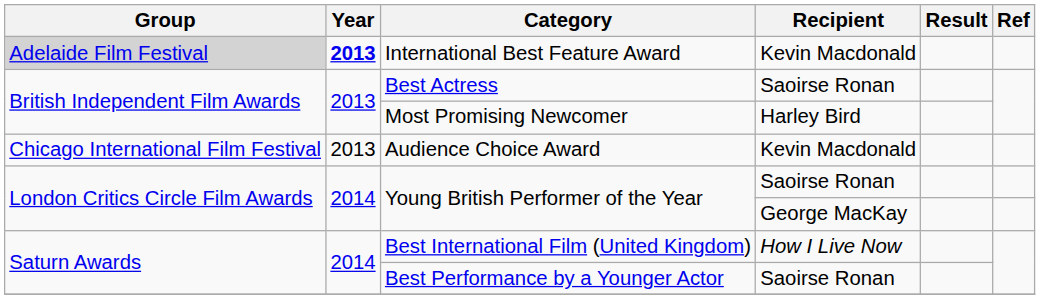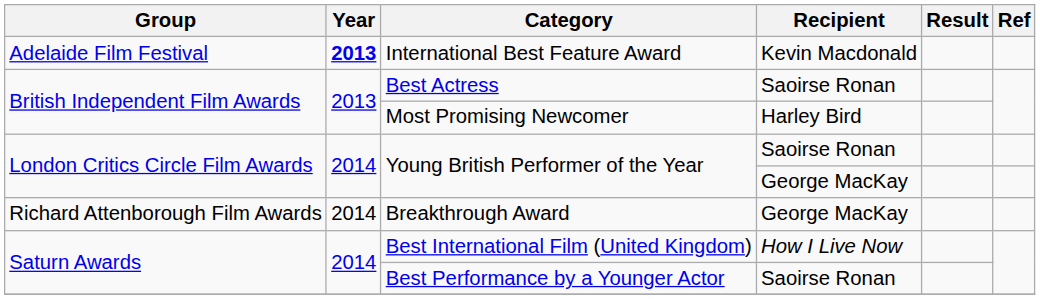(109, 52) lightgrey background -> (109, 52) no background
- row: (493, 149)
+ row: (478, 213)
